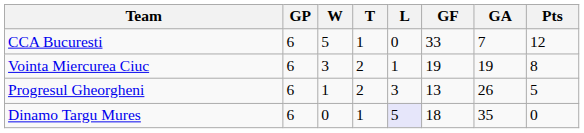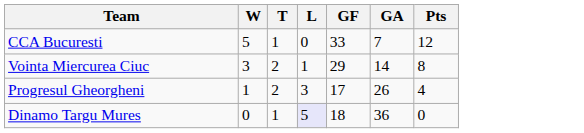- column: (300, 16)
(433, 66) 19 -> (338, 66) 29
(485, 66) 19 -> (381, 66) 14
(433, 90) 13 -> (338, 90) 17
(534, 90) 5 -> (421, 90) 4
(485, 115) 35 -> (381, 115) 36
